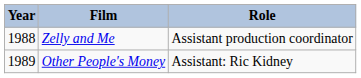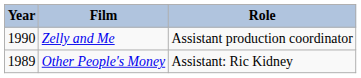(21, 38) 1988 -> (21, 38) 1990
